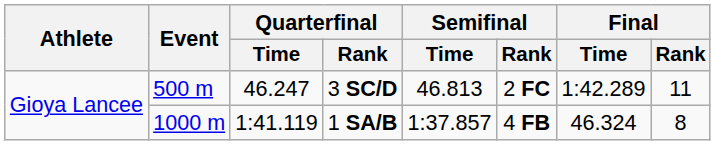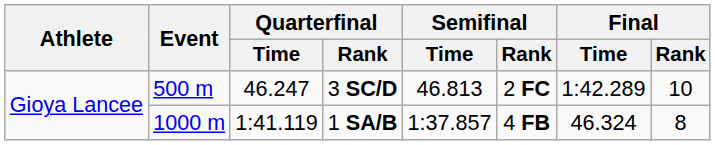(681, 89) 11 -> (681, 89) 10
